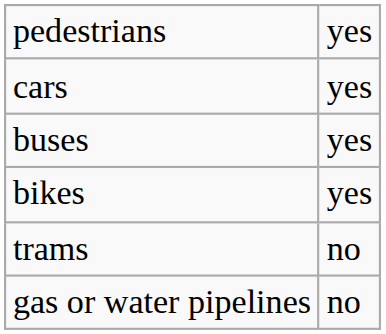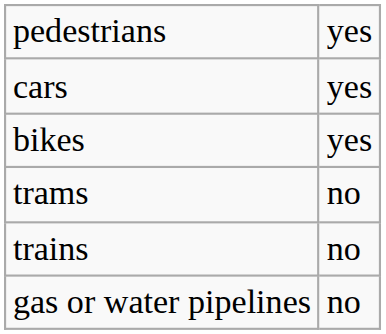- row: (51, 139)
+ row: (51, 247)
